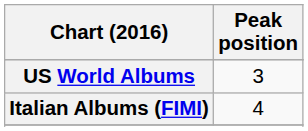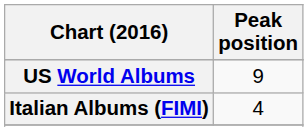(258, 76) 3 -> (258, 76) 9
